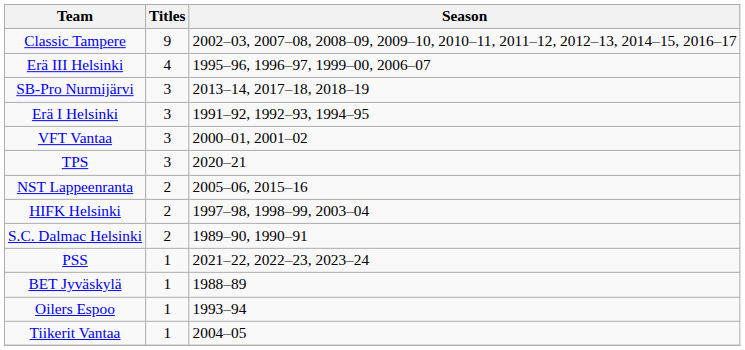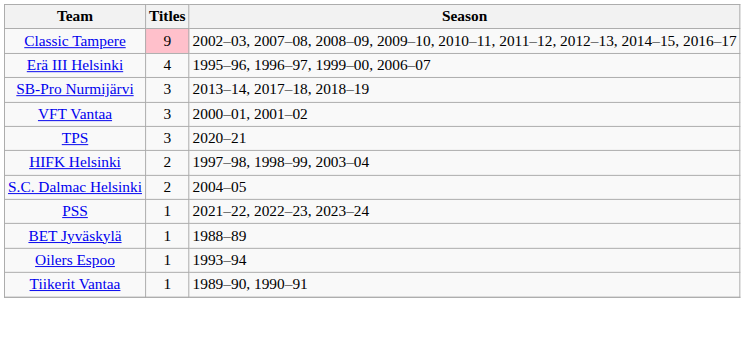(167, 41) no background -> (167, 41) pink background
- row: (75, 114)
- row: (75, 187)
(250, 235) 1989–90, 1990–91 -> (219, 187) 2004–05
(219, 333) 2004–05 -> (250, 284) 1989–90, 1990–91
